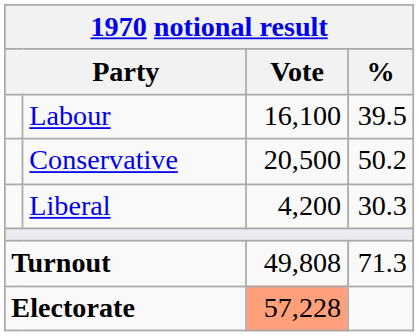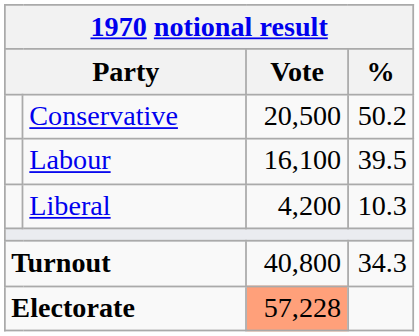rows swapped: (104, 160) <-> (70, 116)
(382, 205) 30.3 -> (382, 205) 10.3
(302, 263) 49,808 -> (302, 263) 40,800
(382, 263) 71.3 -> (382, 263) 34.3
